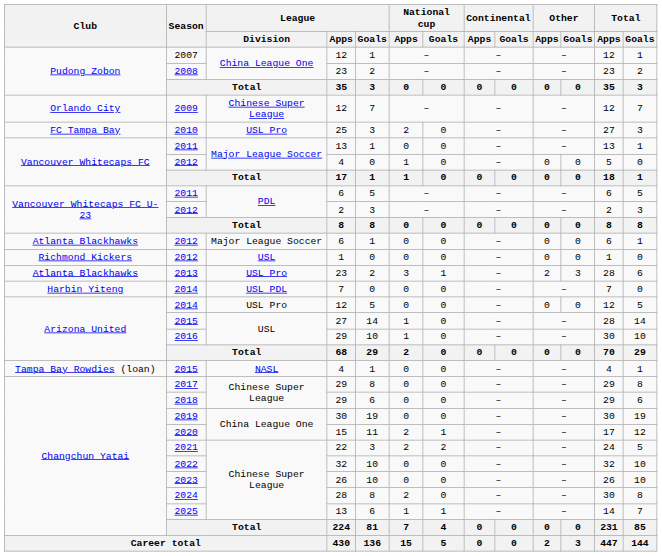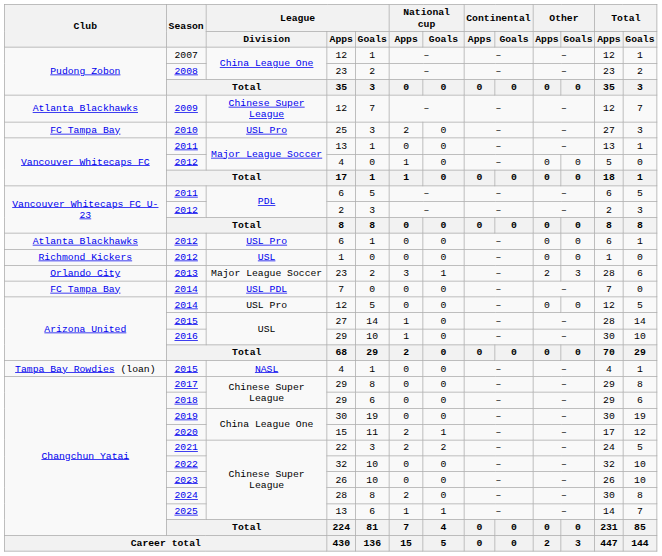(85, 109) Orlando City -> (85, 109) Atlanta Blackhawks
(267, 241) Major League Soccer -> (267, 241) USL Pro
(85, 273) Atlanta Blackhawks -> (85, 273) Orlando City
(267, 273) USL Pro -> (267, 273) Major League Soccer
(85, 289) Harbin Yiteng -> (85, 289) FC Tampa Bay
